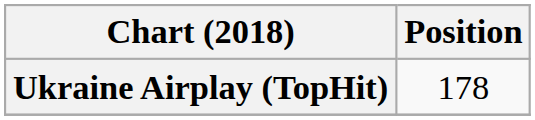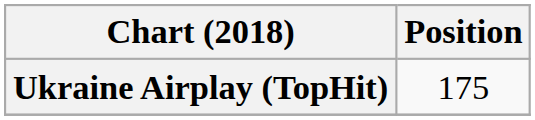(463, 86) 178 -> (463, 86) 175
